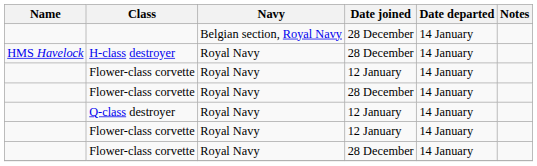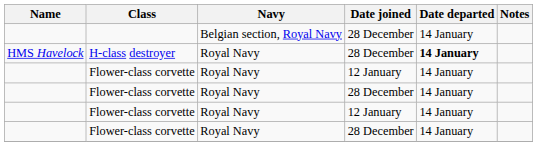(446, 53) normal -> (449, 53) bold
- row: (132, 111)
